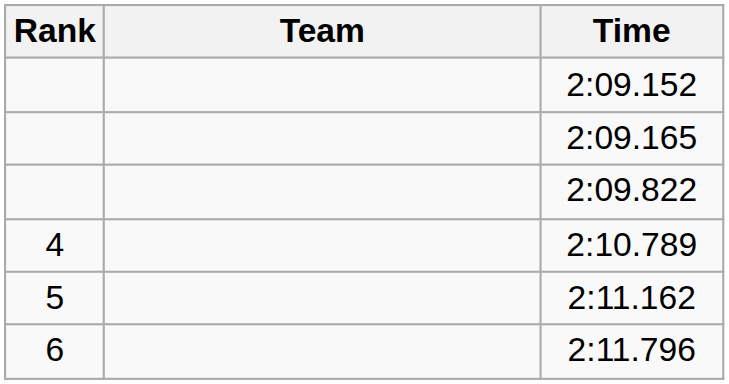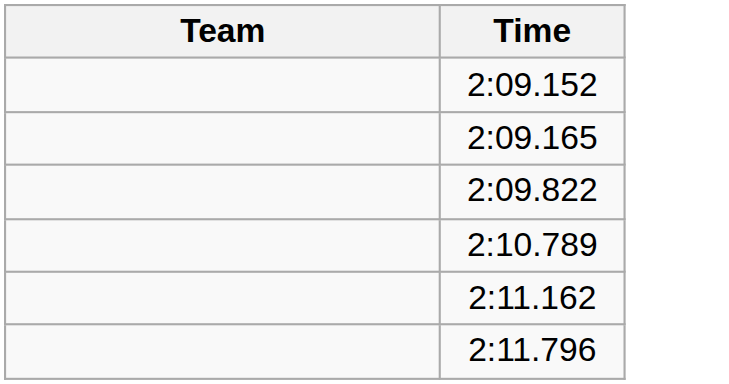- column: (55, 31)
